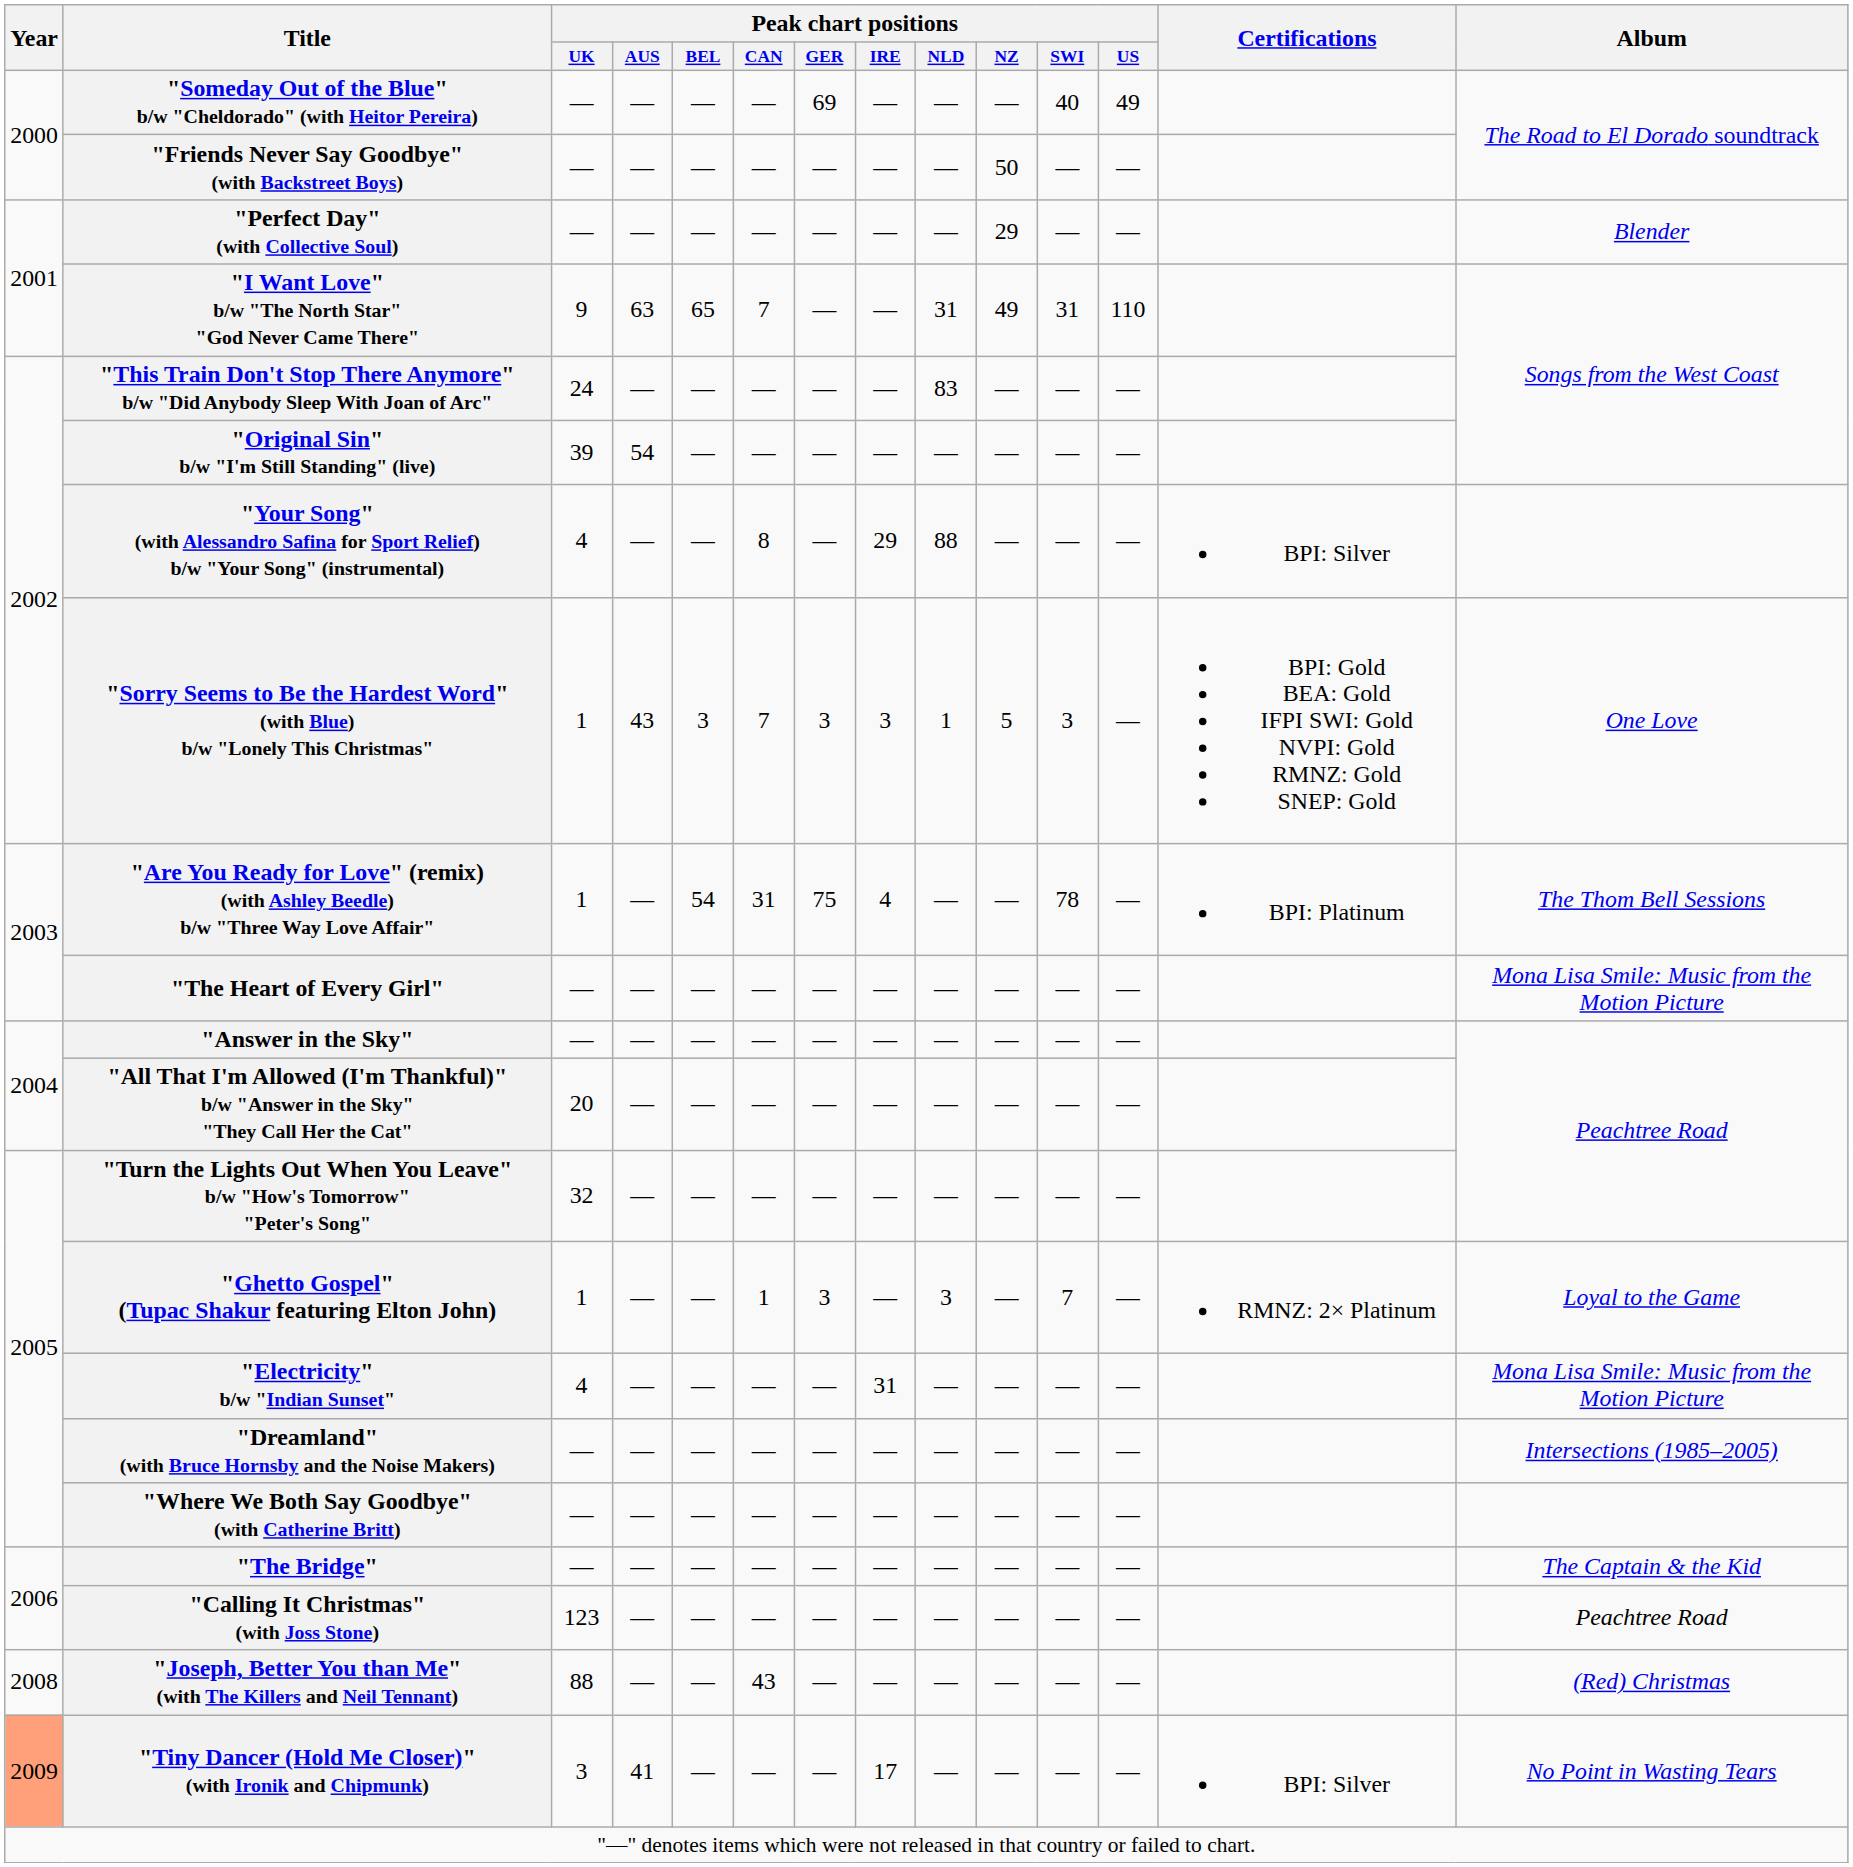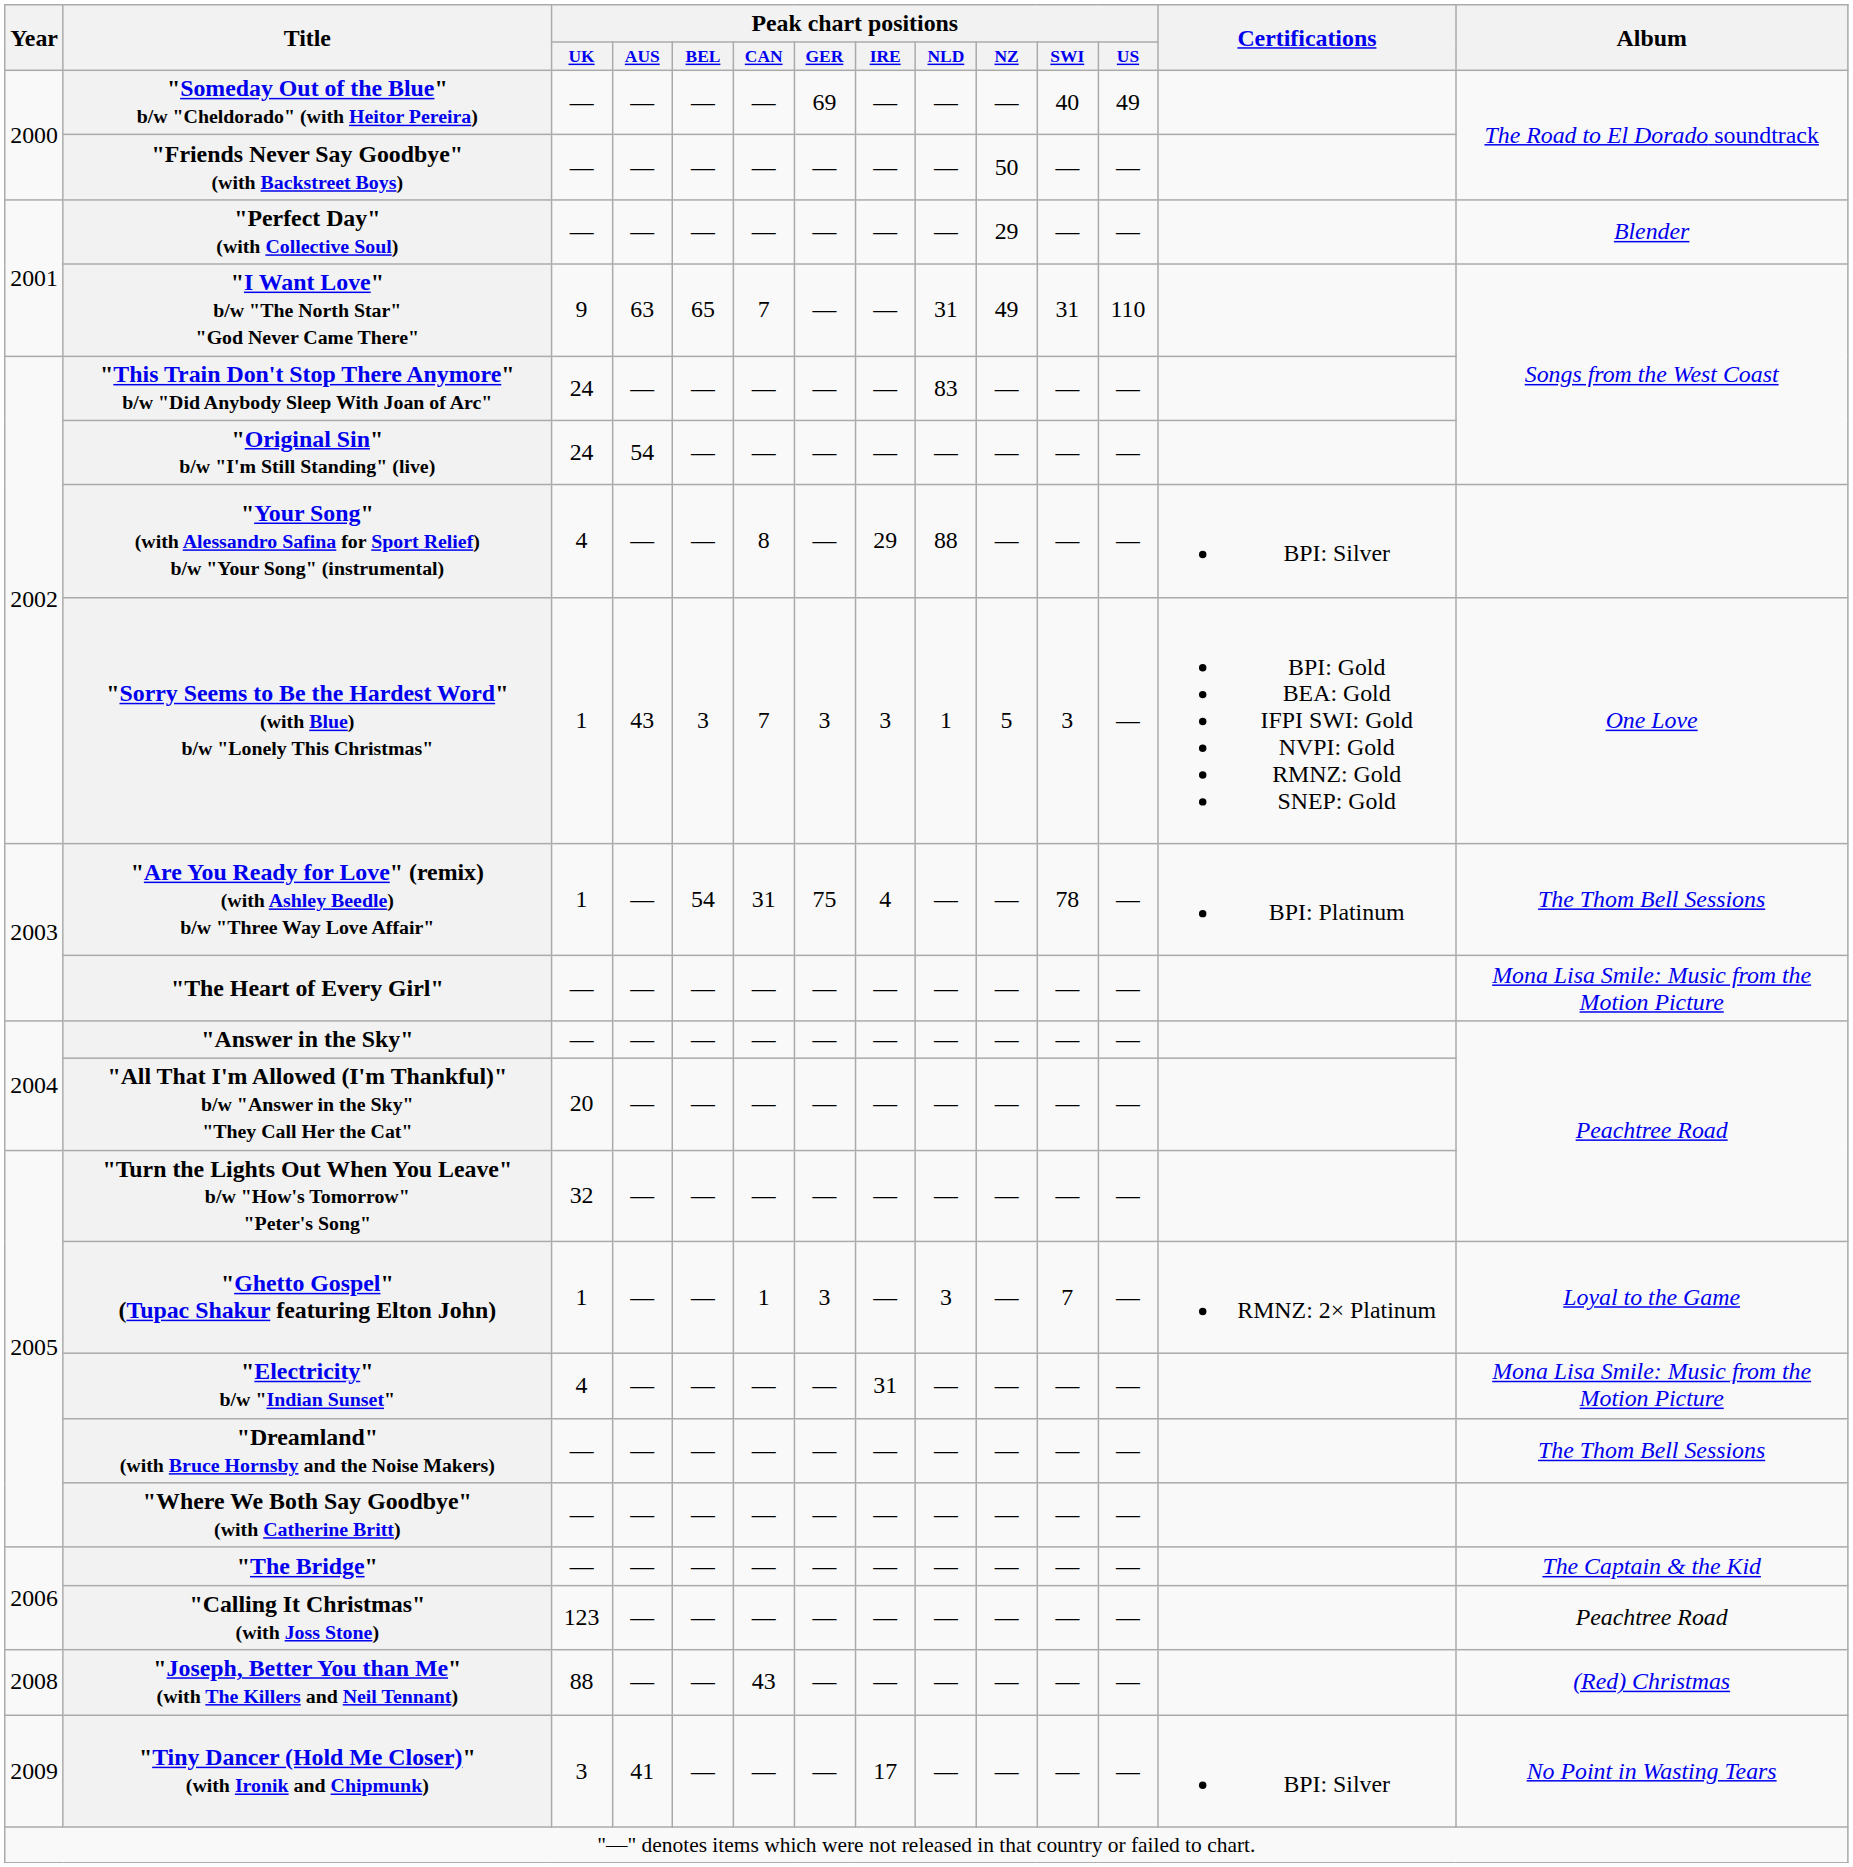(582, 452) 39 -> (582, 452) 24
(1652, 1450) Intersections (1985–2005) -> (1652, 1450) The Thom Bell Sessions
(34, 1770) lightsalmon background -> (34, 1770) no background
